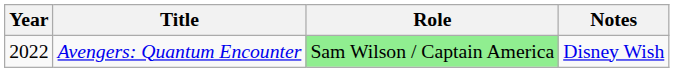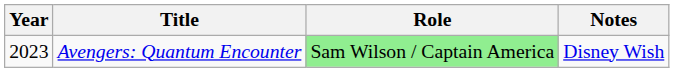(29, 51) 2022 -> (29, 51) 2023
